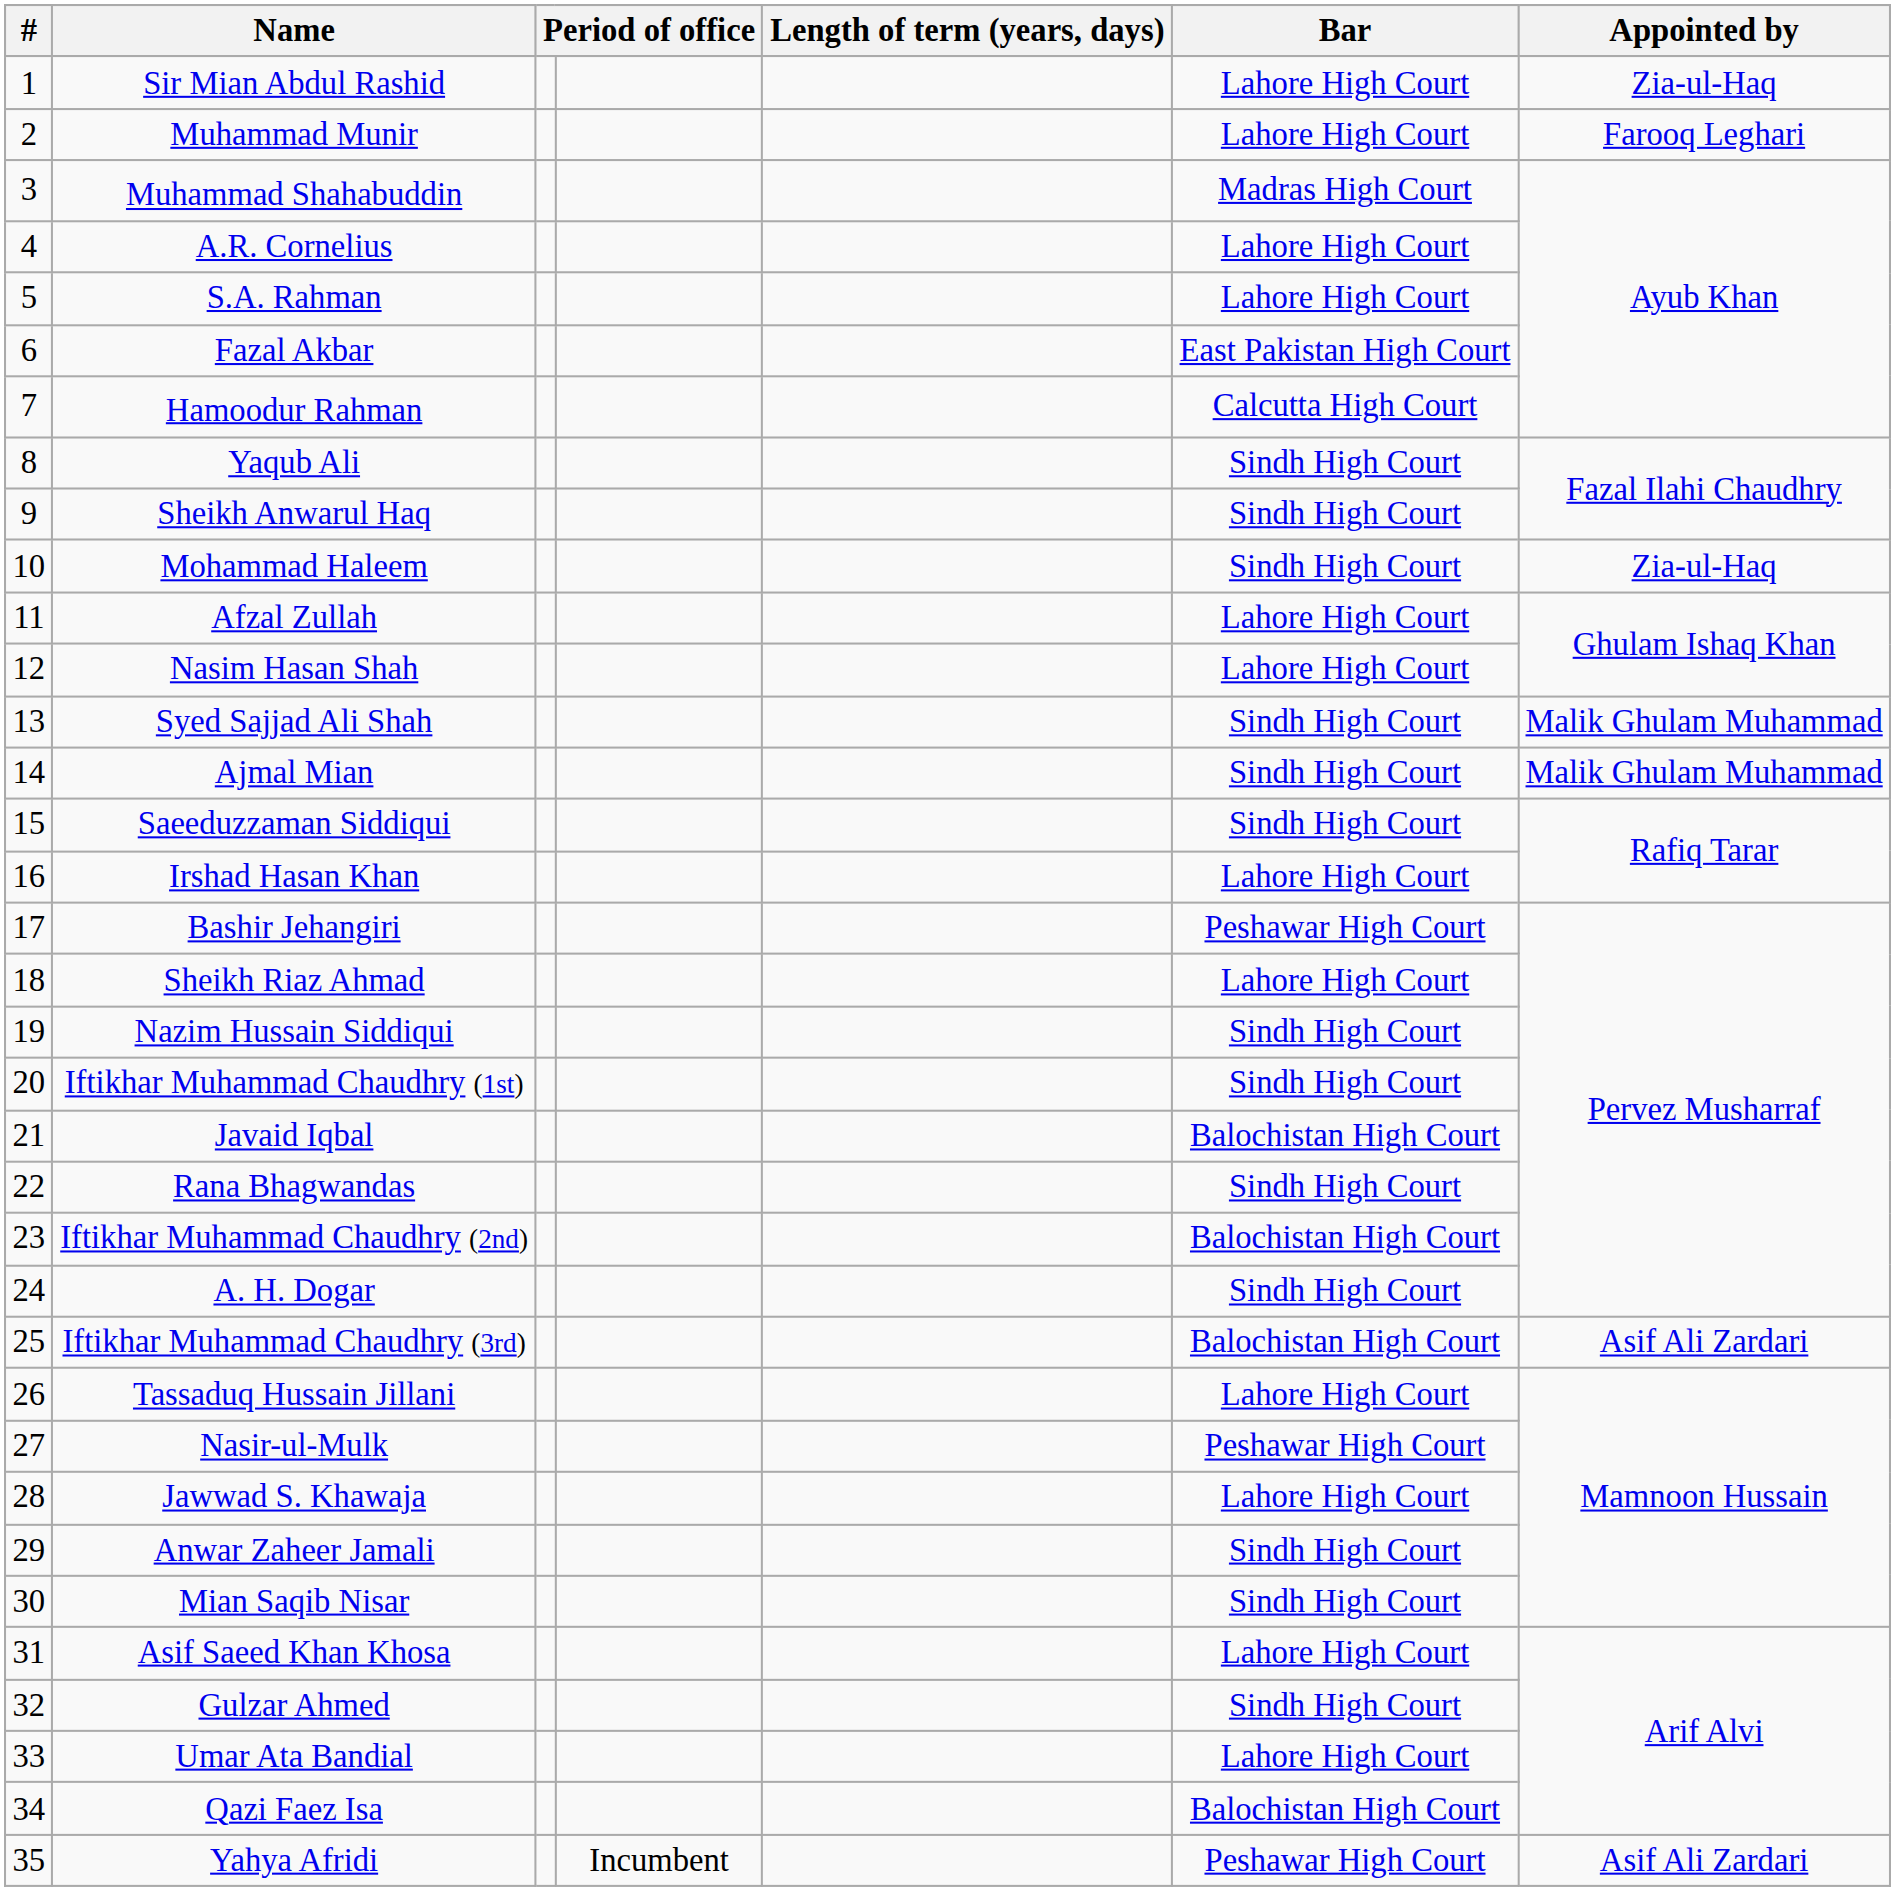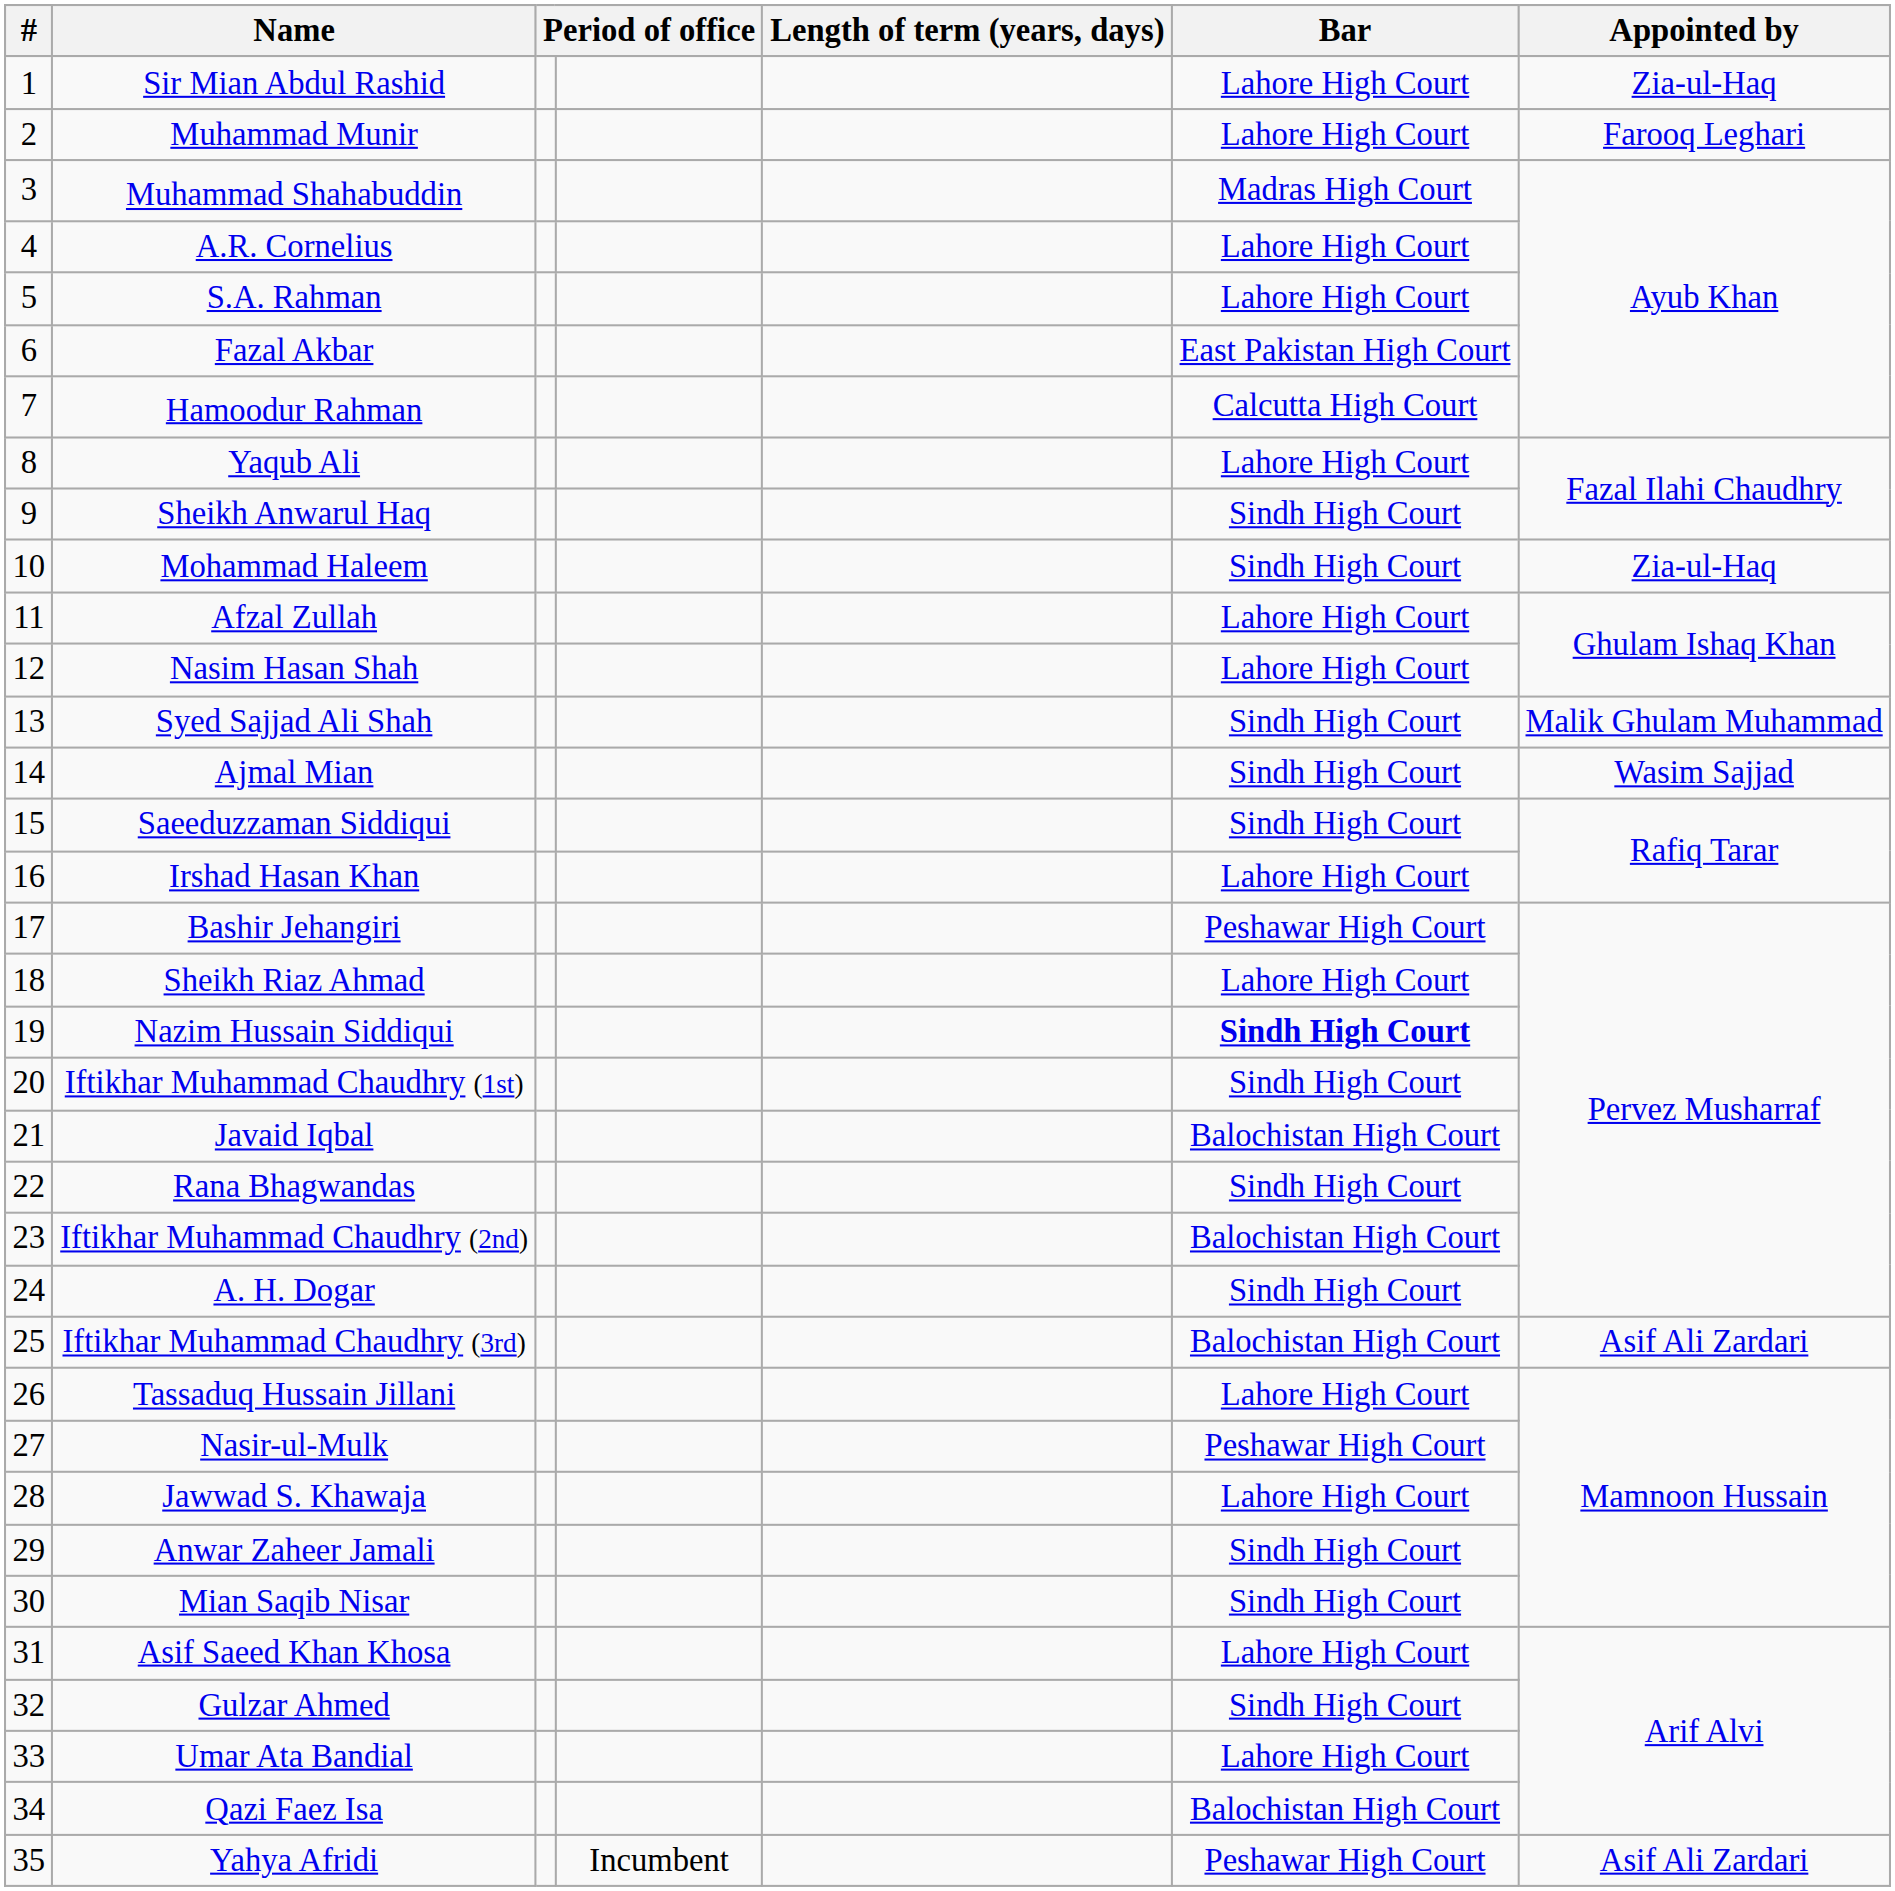(1345, 462) Sindh High Court -> (1345, 462) Lahore High Court
(1704, 772) Malik Ghulam Muhammad -> (1704, 772) Wasim Sajjad
(1345, 1031) normal -> (1345, 1031) bold
